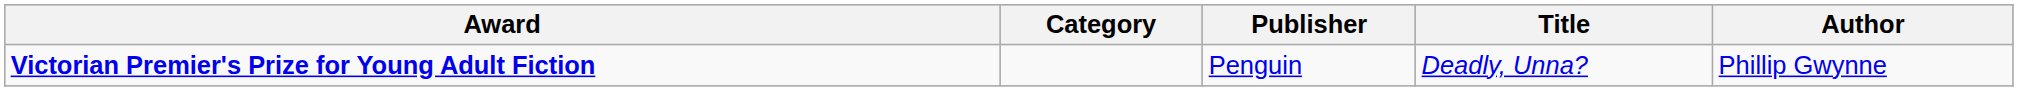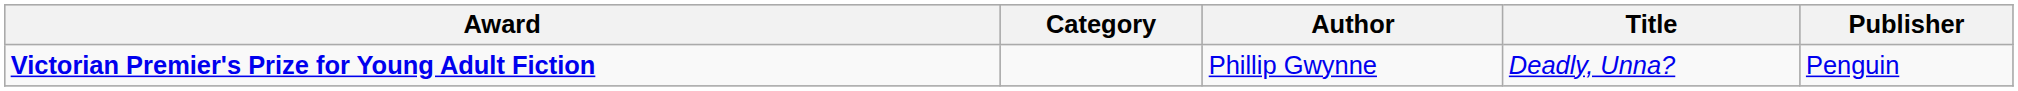columns swapped: (1863, 24) <-> (1309, 24)
